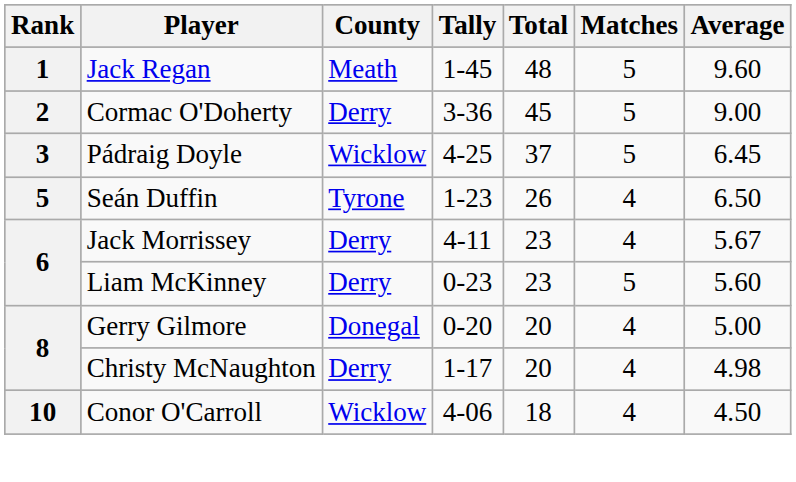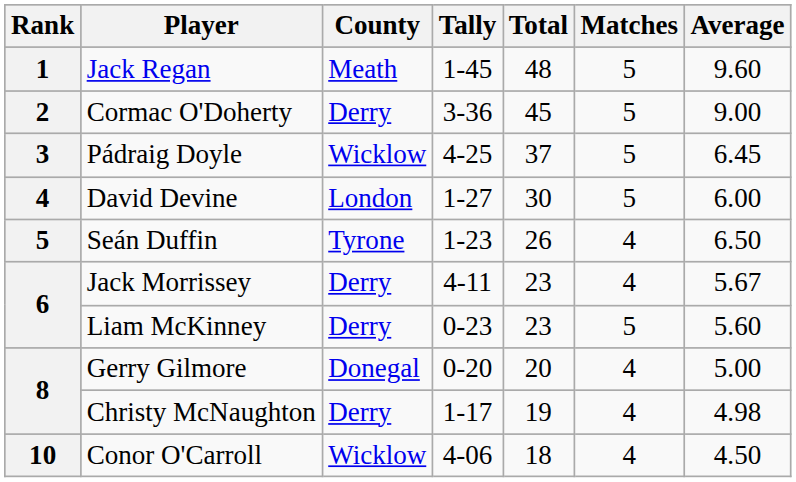+ row: (162, 197)
(538, 369) 20 -> (538, 411) 19
